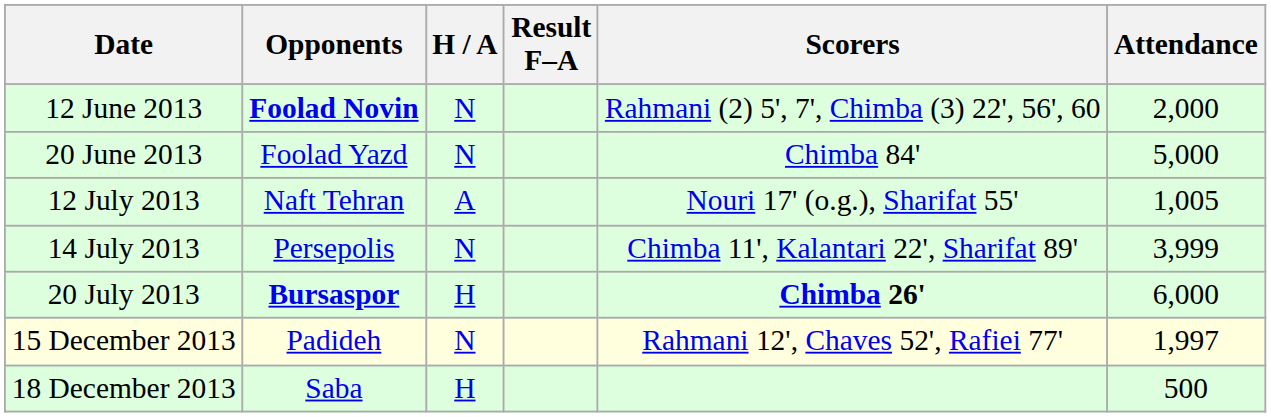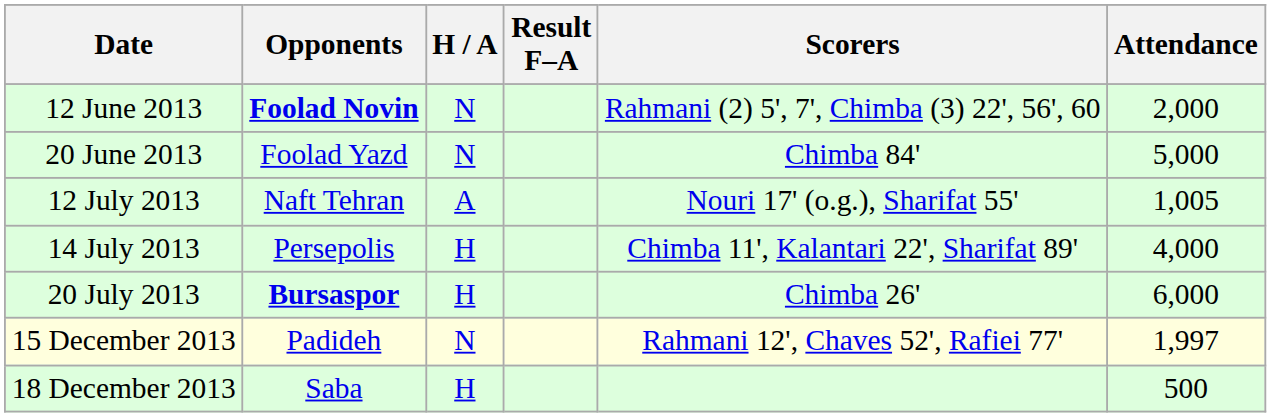(465, 247) N -> (465, 247) H
(1186, 247) 3,999 -> (1186, 247) 4,000
(853, 294) bold -> (853, 294) normal
